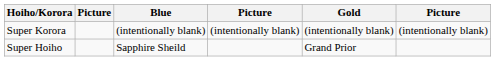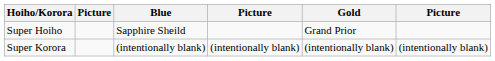rows swapped: (34, 47) <-> (36, 30)
